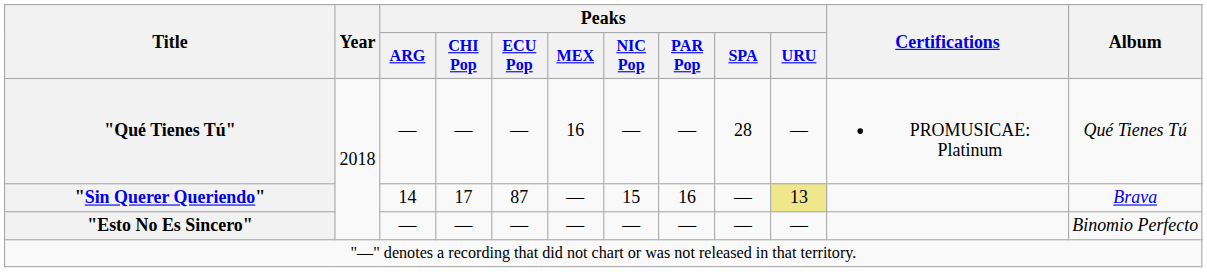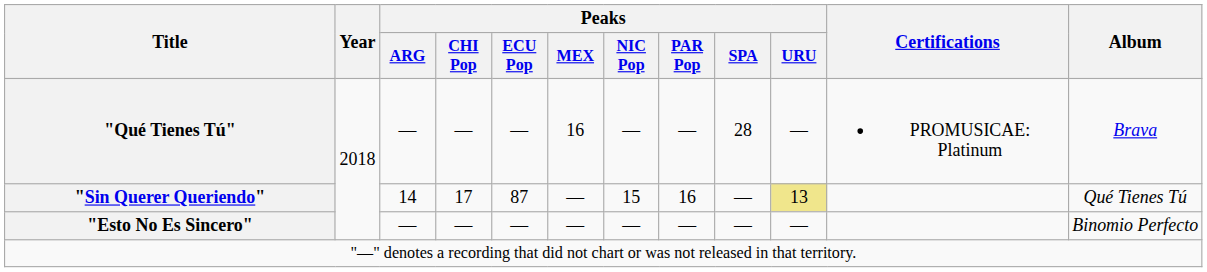(1135, 130) Qué Tienes Tú -> (1135, 130) Brava
(1135, 197) Brava -> (1135, 197) Qué Tienes Tú
